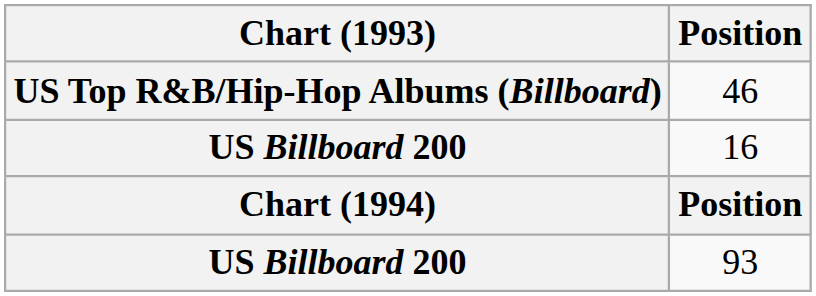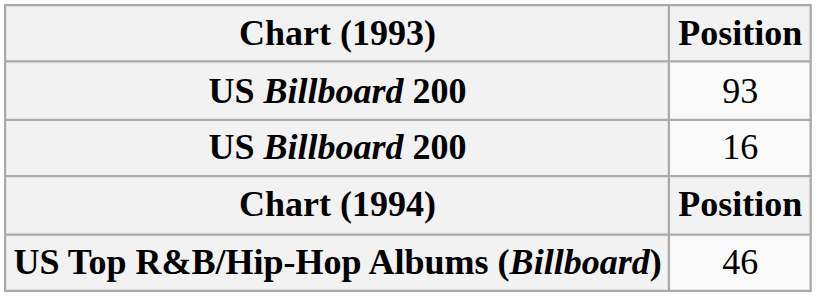rows swapped: (740, 261) <-> (740, 90)
